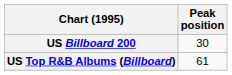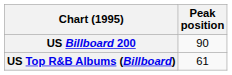(202, 43) 30 -> (202, 43) 90
